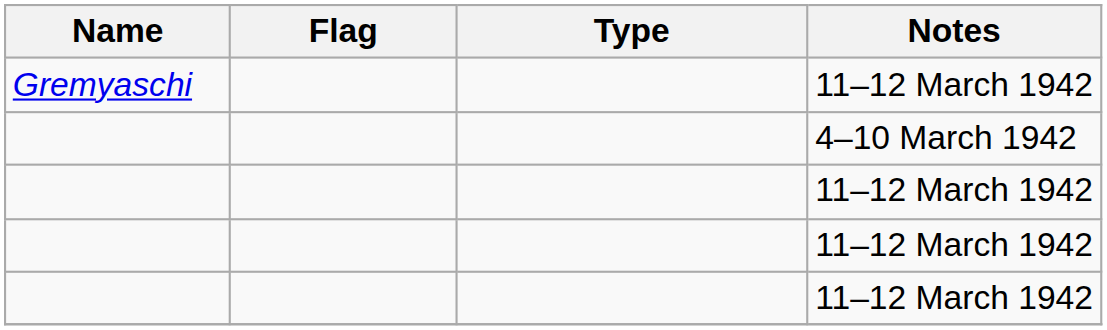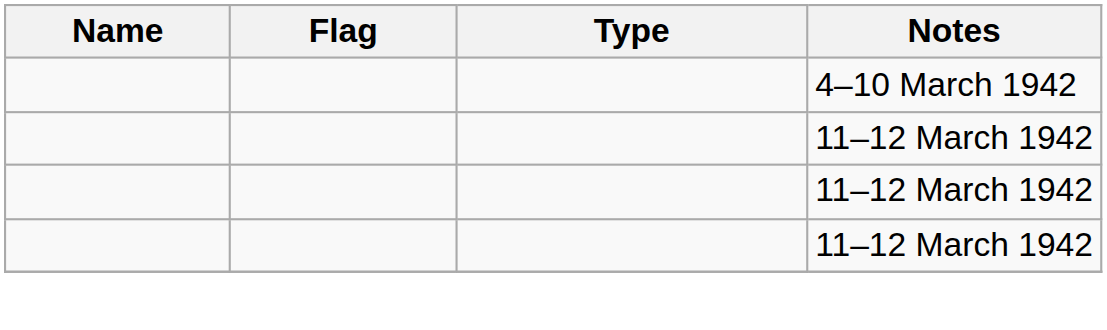- row: (102, 84)
